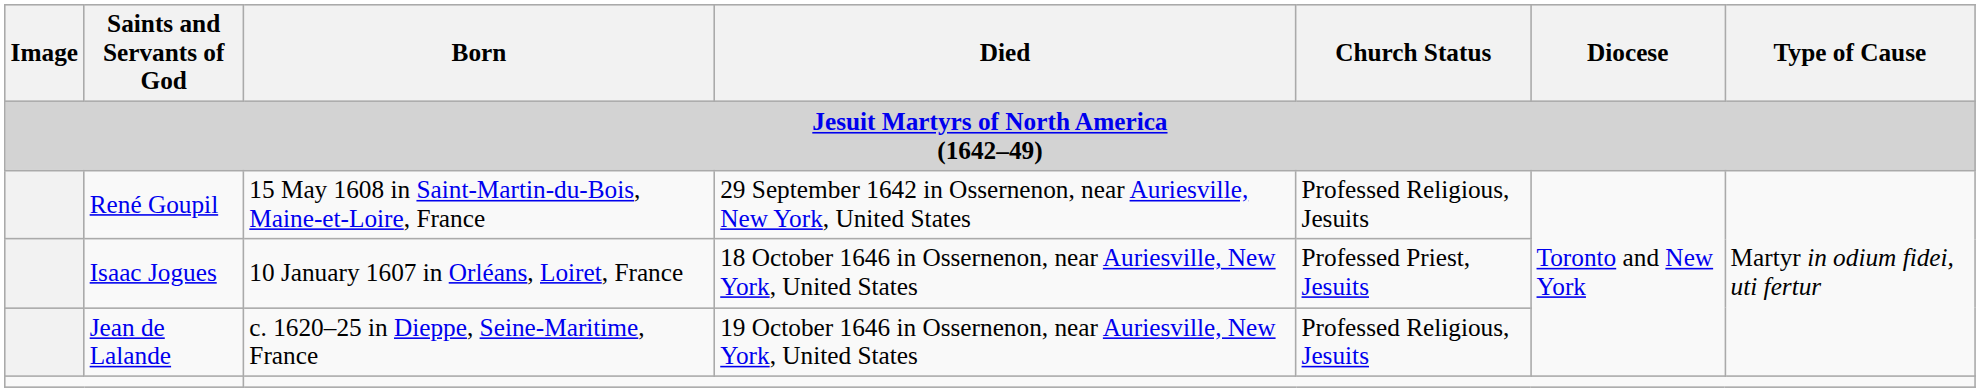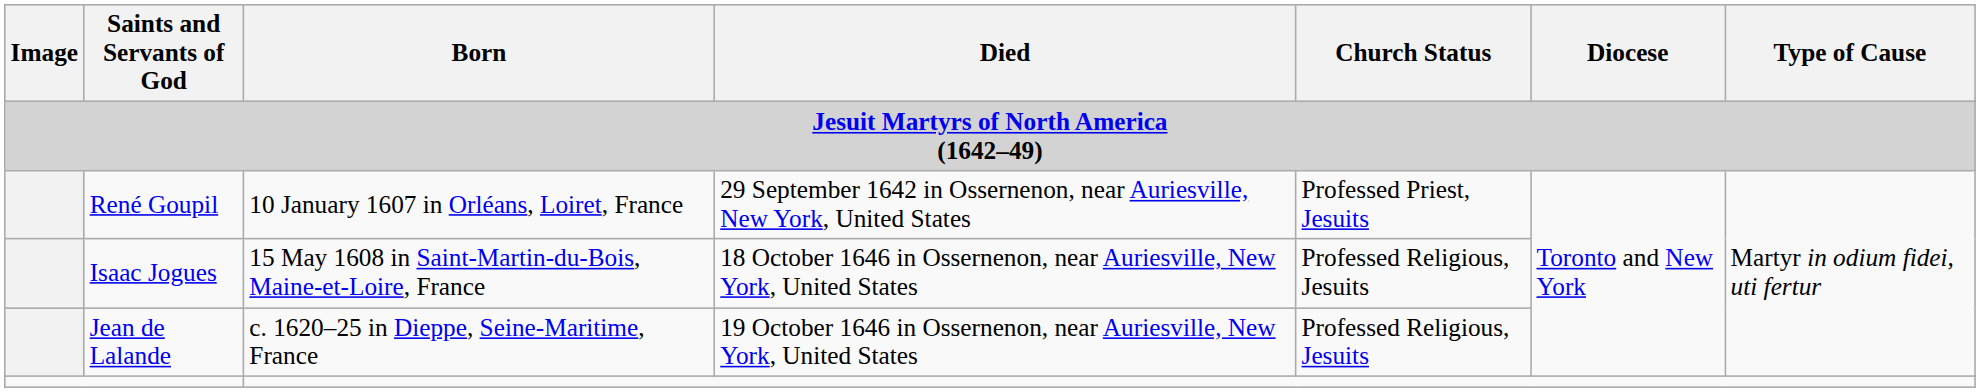(445, 204) 15 May 1608 in Saint-Martin-du-Bois, Maine-et-Loire, France -> (466, 204) 10 January 1607 in Orléans, Loiret, France
(1405, 204) Professed Religious, Jesuits -> (1386, 204) Professed Priest, Jesuits
(466, 272) 10 January 1607 in Orléans, Loiret, France -> (445, 272) 15 May 1608 in Saint-Martin-du-Bois, Maine-et-Loire, France
(1386, 272) Professed Priest, Jesuits -> (1405, 272) Professed Religious, Jesuits
